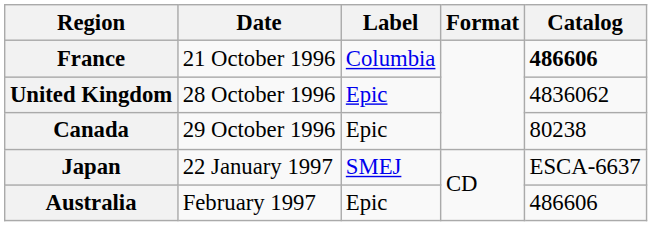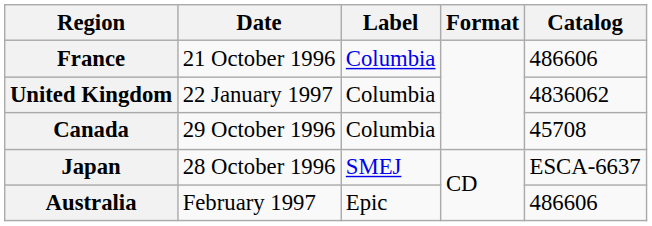(564, 58) bold -> (564, 58) normal
(259, 94) 28 October 1996 -> (258, 94) 22 January 1997
(367, 94) Epic -> (391, 94) Columbia
(367, 130) Epic -> (391, 130) Columbia
(558, 130) 80238 -> (558, 130) 45708
(258, 166) 22 January 1997 -> (259, 166) 28 October 1996
